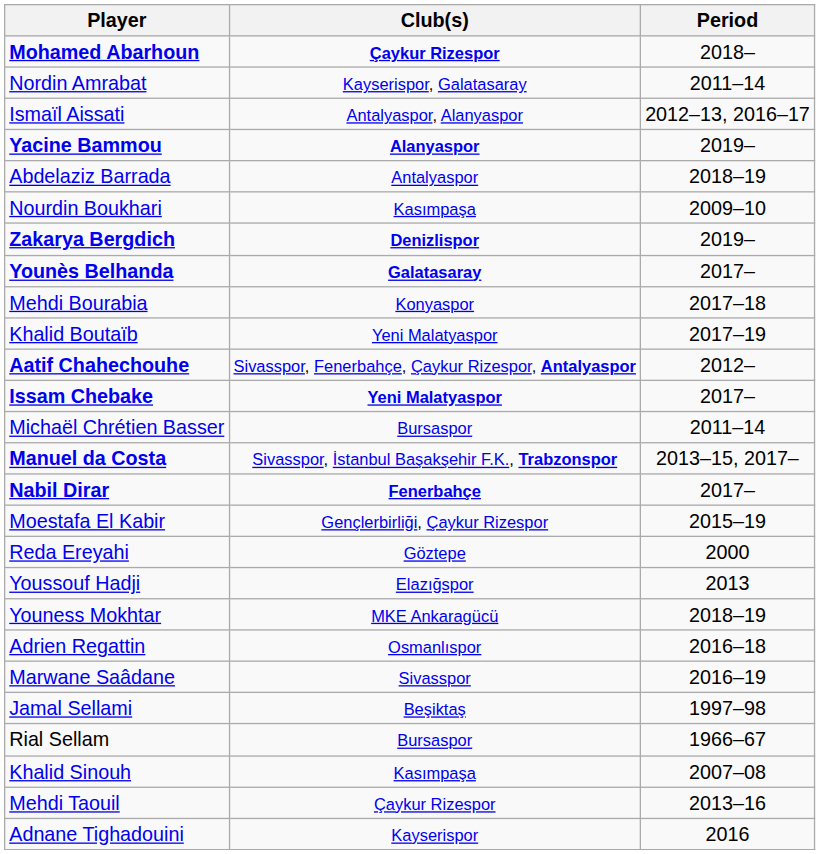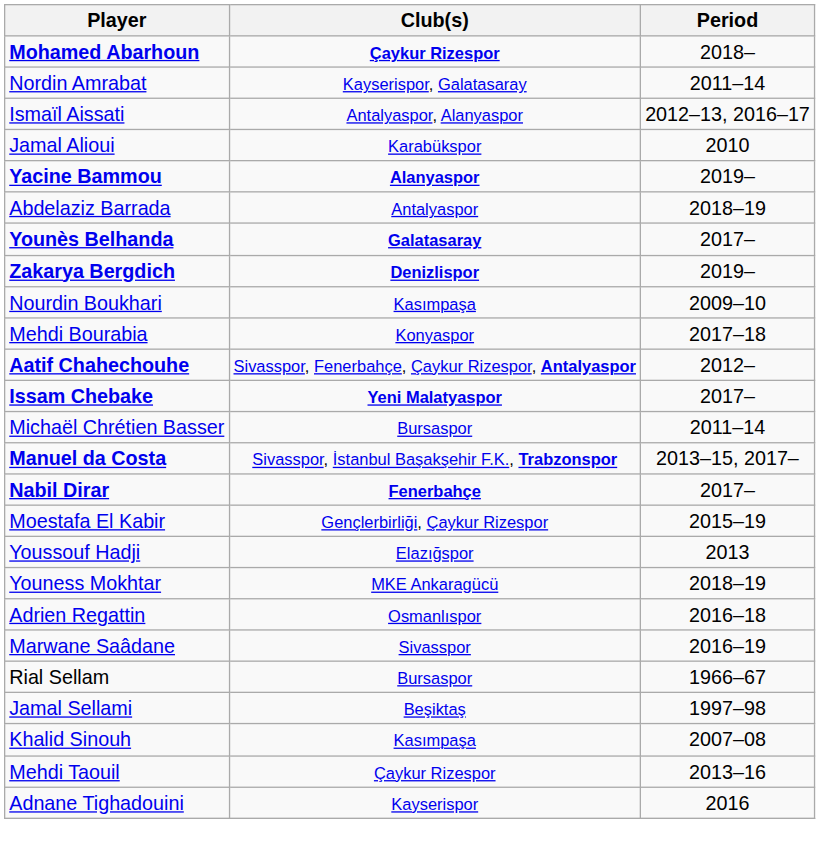+ row: (62, 146)
rows swapped: (91, 271) <-> (86, 208)
- row: (73, 333)
- row: (69, 552)
rows swapped: (59, 740) <-> (71, 709)
